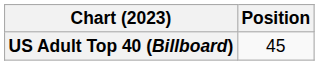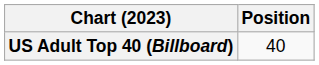(276, 45) 45 -> (276, 45) 40
